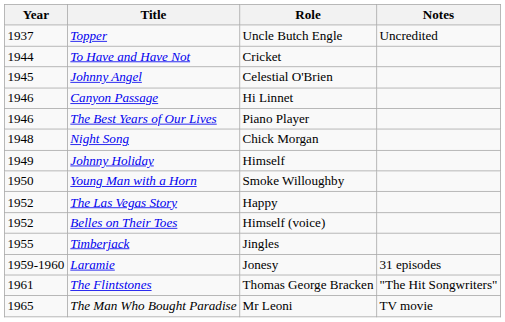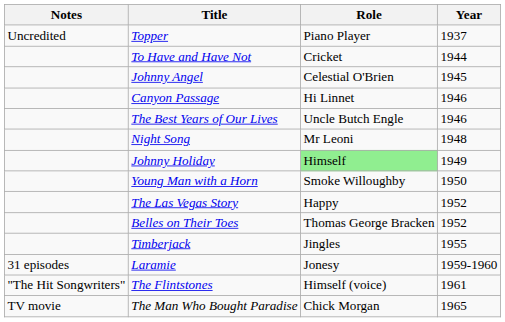columns swapped: (36, 14) <-> (438, 14)
(292, 35) Uncle Butch Engle -> (337, 35) Piano Player
(276, 118) Piano Player -> (353, 118) Uncle Butch Engle
(281, 139) Chick Morgan -> (329, 139) Mr Leoni
(264, 160) no background -> (325, 160) lightgreen background
(284, 222) Himself (voice) -> (369, 222) Thomas George Bracken
(308, 285) Thomas George Bracken -> (345, 285) Himself (voice)
(268, 306) Mr Leoni -> (342, 306) Chick Morgan
